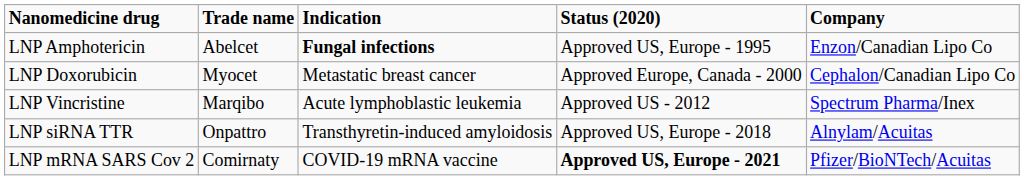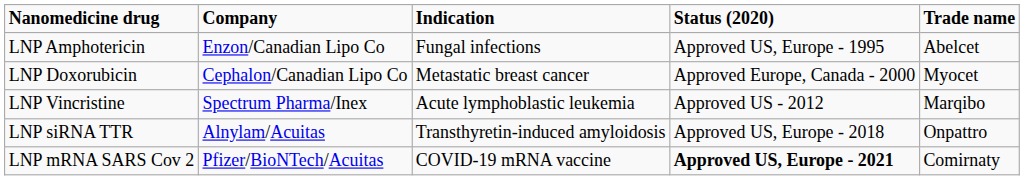columns swapped: (248, 18) <-> (847, 18)
(368, 47) bold -> (478, 47) normal
